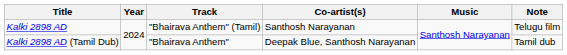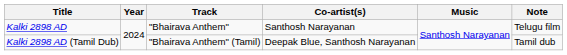(205, 27) "Bhairava Anthem" (Tamil) -> (189, 27) "Bhairava Anthem"
(189, 42) "Bhairava Anthem" -> (205, 42) "Bhairava Anthem" (Tamil)
